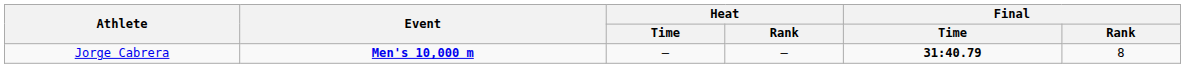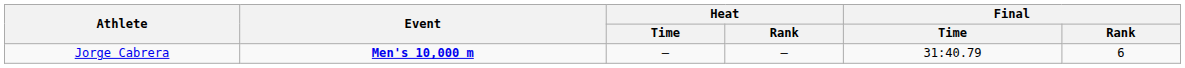(953, 54) bold -> (953, 54) normal
(1121, 54) 8 -> (1121, 54) 6
